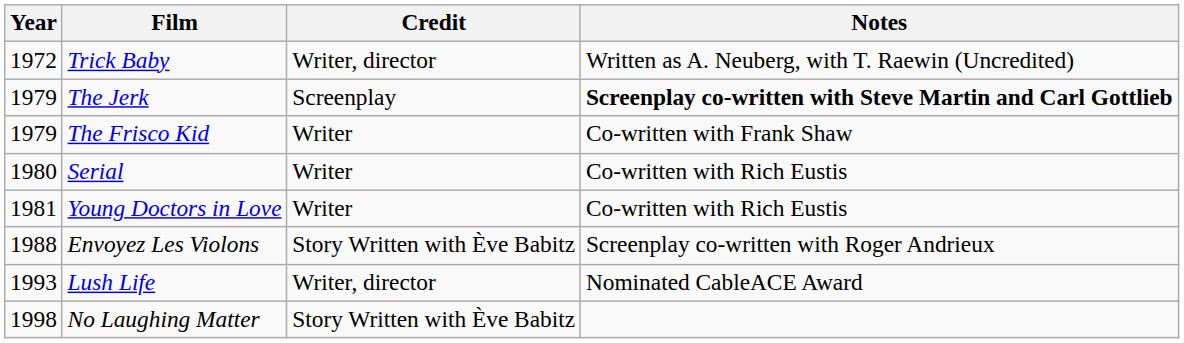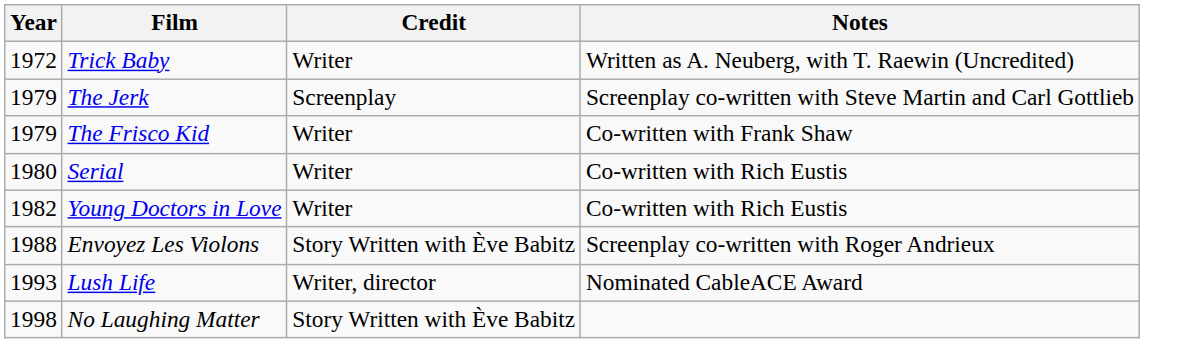(364, 60) Writer, director -> (322, 60) Writer
(879, 97) bold -> (860, 97) normal
(33, 208) 1981 -> (33, 208) 1982
